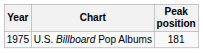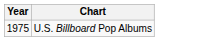- column: (176, 18)
